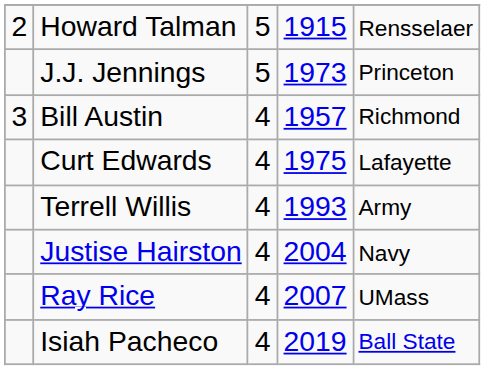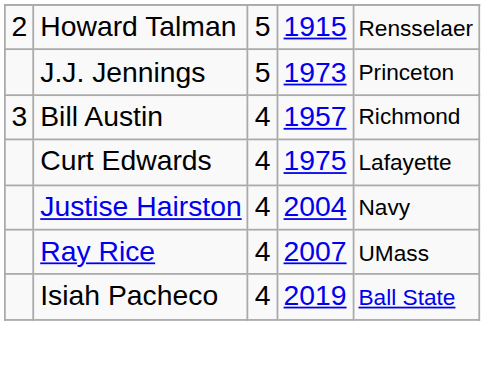- row: (116, 206)
